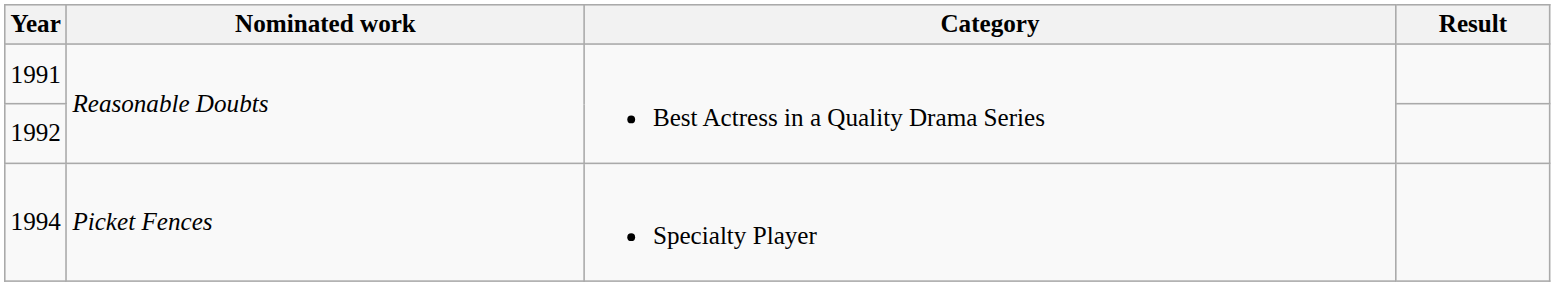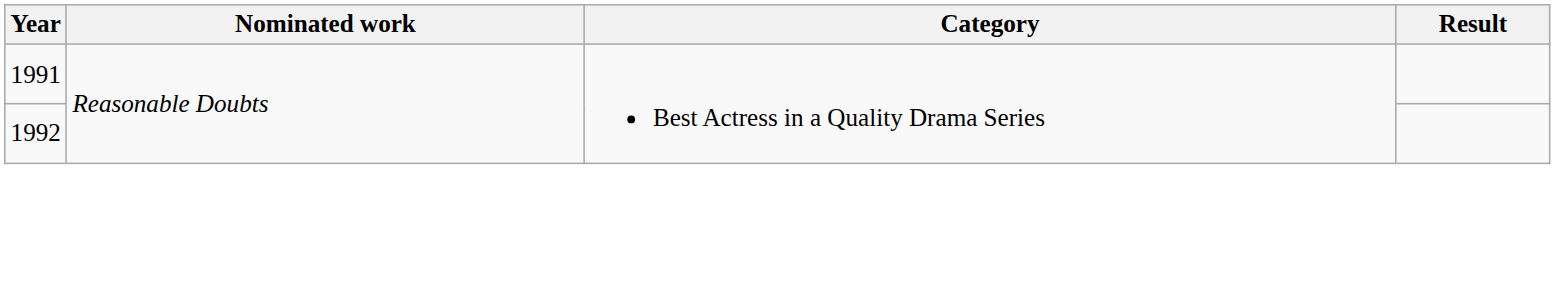- row: (36, 221)
